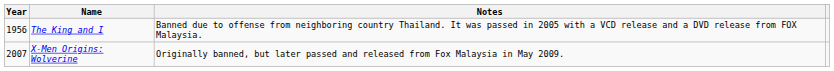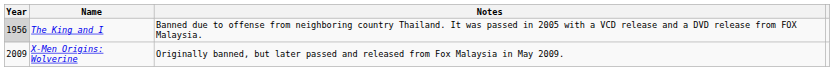(17, 30) no background -> (17, 30) lightgrey background
(17, 54) 2007 -> (17, 54) 2009
